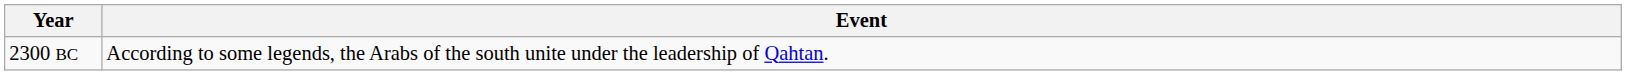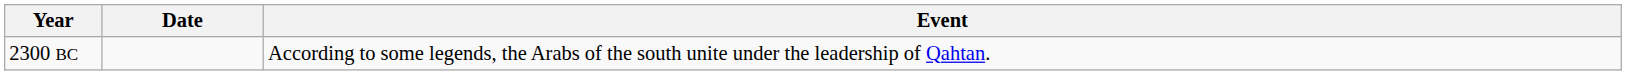+ column: (182, 20)
